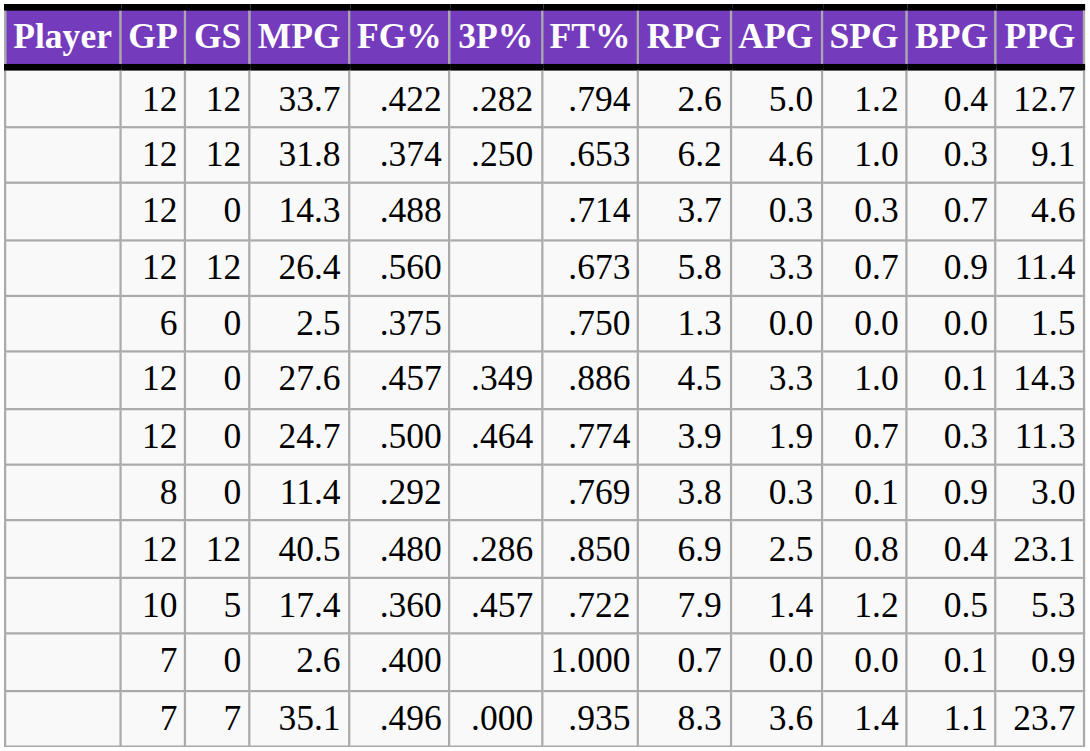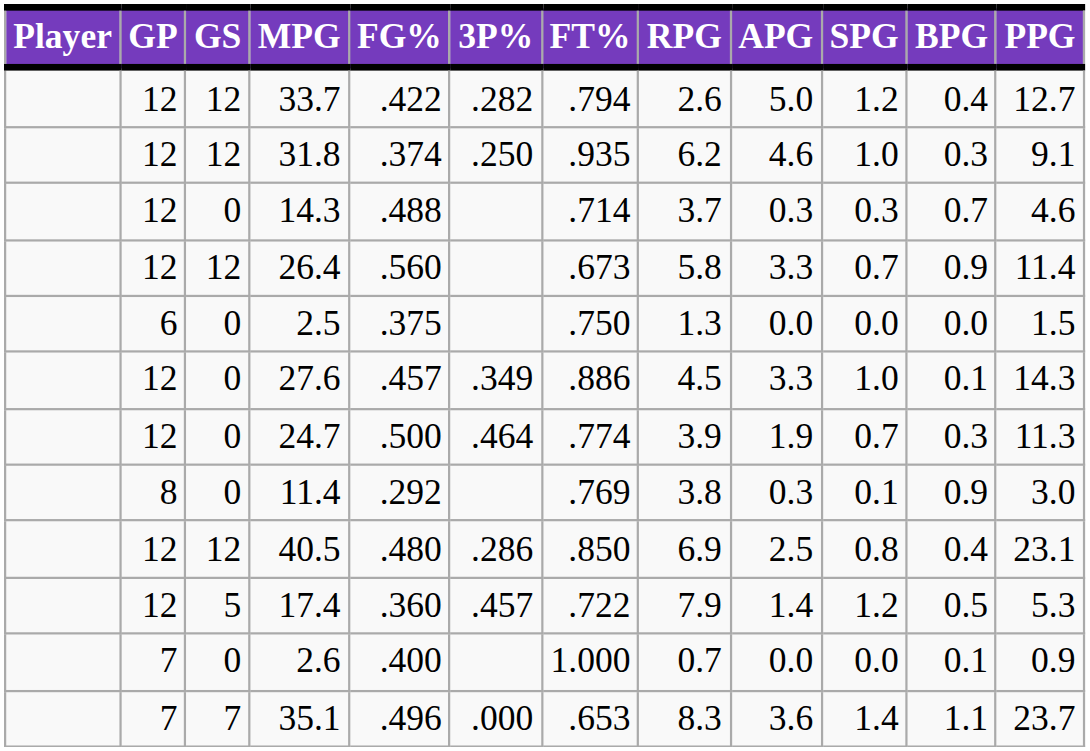(599, 154) .653 -> (599, 154) .935
(160, 604) 10 -> (160, 604) 12
(599, 717) .935 -> (599, 717) .653
